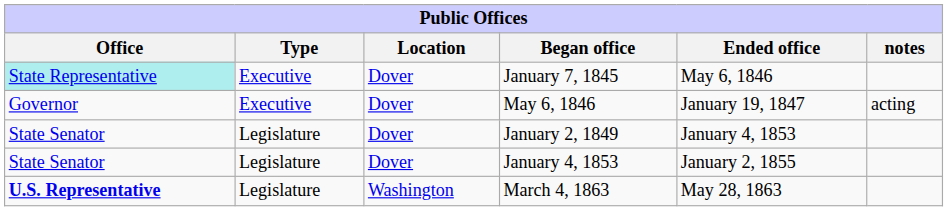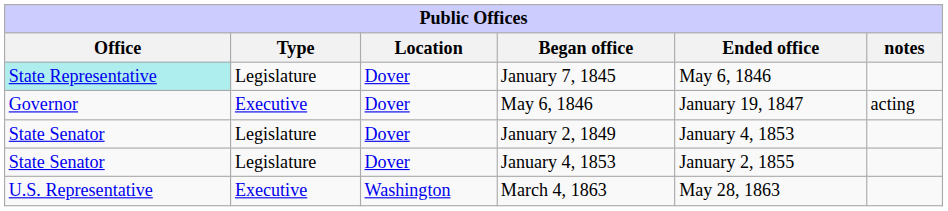(275, 76) Executive -> (276, 76) Legislature
(85, 190) bold -> (81, 190) normal
(280, 190) Legislature -> (271, 190) Executive
